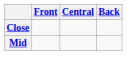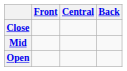+ row: (18, 58)
